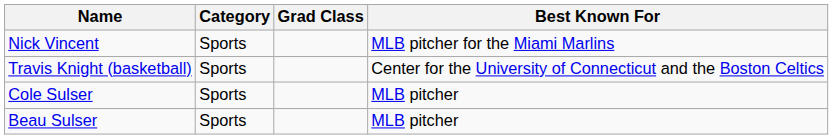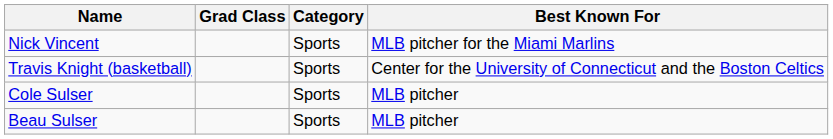columns swapped: (321, 17) <-> (235, 17)
